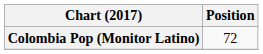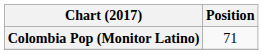(230, 37) 72 -> (230, 37) 71
